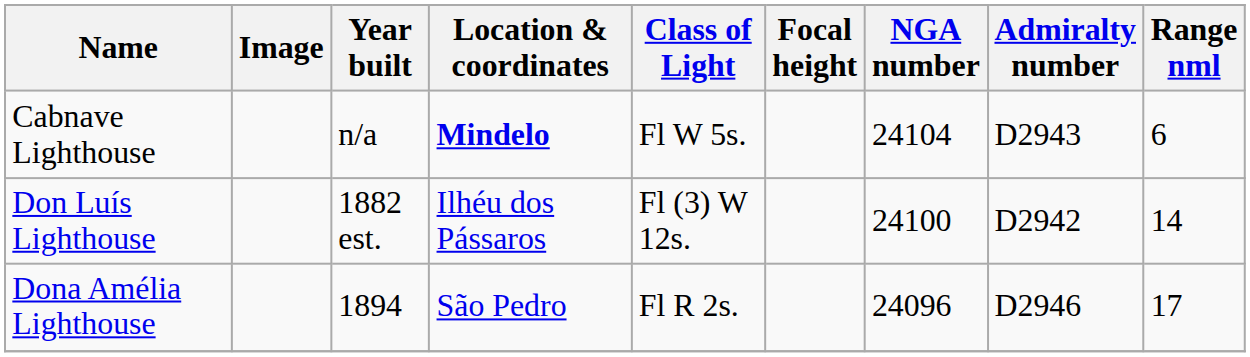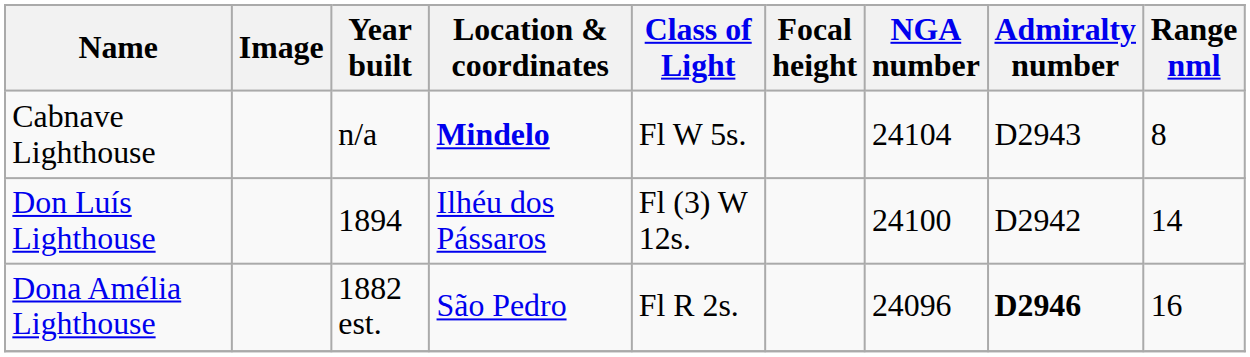(1159, 133) 6 -> (1159, 133) 8
(370, 220) 1882 est. -> (370, 220) 1894
(370, 306) 1894 -> (370, 306) 1882 est.
(1038, 306) normal -> (1038, 306) bold
(1167, 306) 17 -> (1167, 306) 16
